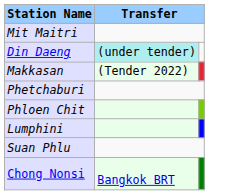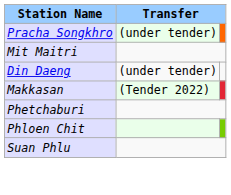+ row: (60, 33)
(147, 52) paleturquoise background -> (168, 71) no background
- row: (35, 128)
- row: (46, 173)
